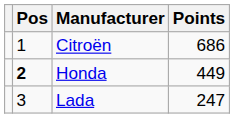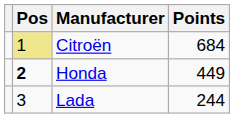(21, 46) no background -> (21, 46) khaki background
(211, 46) 686 -> (211, 46) 684
(211, 100) 247 -> (211, 100) 244
